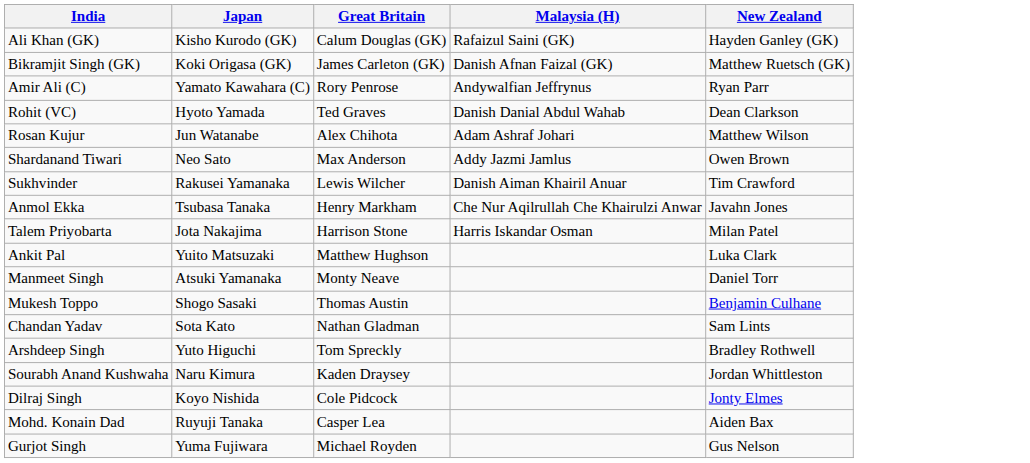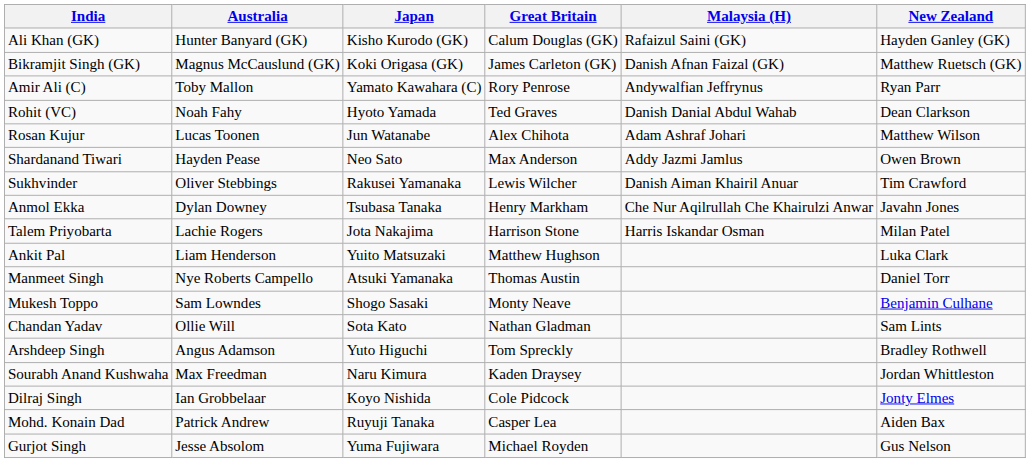+ column: (258, 16)
(358, 278) Monty Neave -> (534, 278) Thomas Austin
(363, 302) Thomas Austin -> (529, 302) Monty Neave
